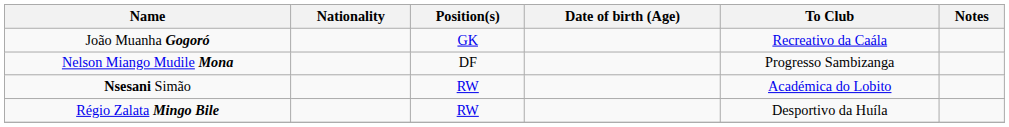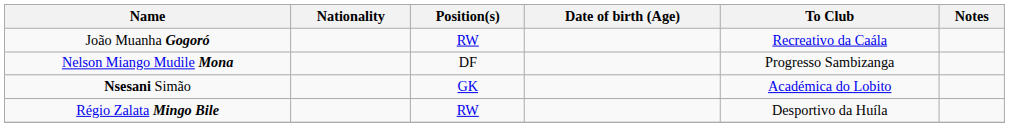(468, 40) GK -> (468, 40) RW
(468, 87) RW -> (468, 87) GK
